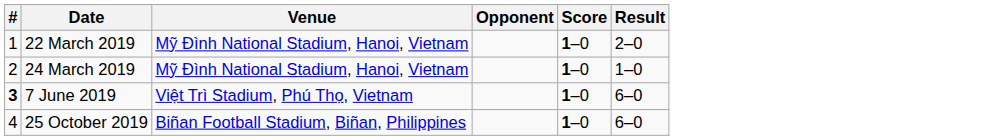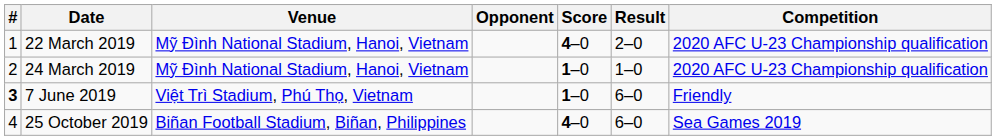+ column: (830, 17)
(575, 43) 1–0 -> (575, 43) 4–0
(575, 122) 1–0 -> (575, 122) 4–0
